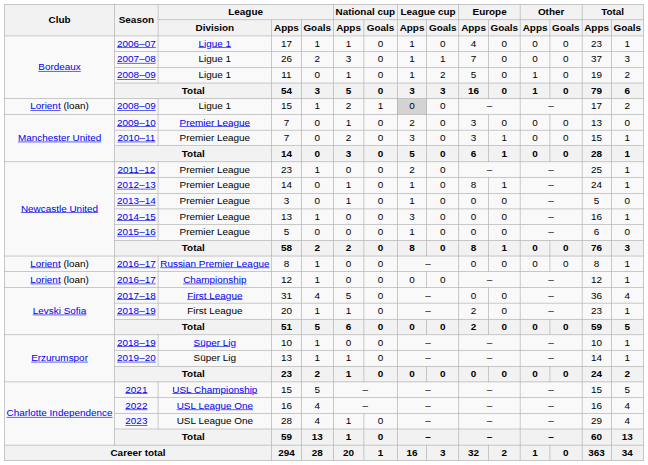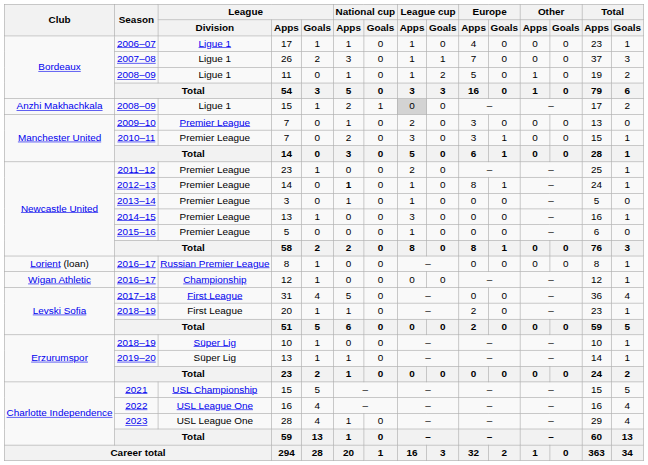(60, 106) Lorient (loan) -> (60, 106) Anzhi Makhachkala
(349, 185) normal -> (349, 185) bold
(60, 279) Lorient (loan) -> (60, 279) Wigan Athletic
